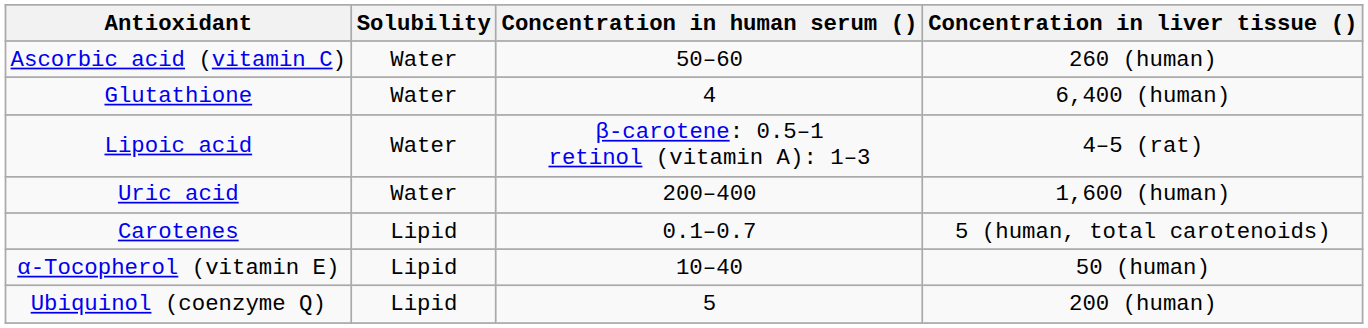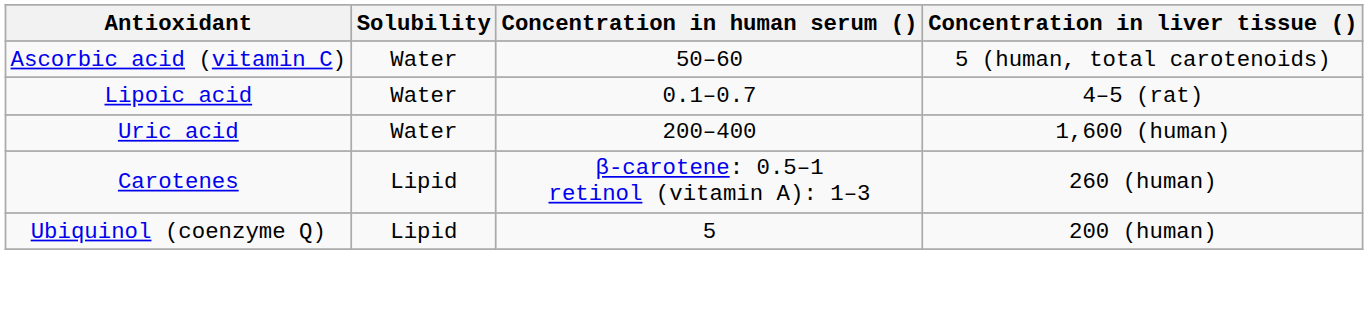(1143, 60) 260 (human) -> (1143, 60) 5 (human, total carotenoids)
- row: (178, 96)
(710, 145) β-carotene: 0.5–1 retinol (vitamin A): 1–3 -> (710, 96) 0.1–0.7
(710, 231) 0.1–0.7 -> (710, 182) β-carotene: 0.5–1 retinol (vitamin A): 1–3
(1143, 231) 5 (human, total carotenoids) -> (1143, 182) 260 (human)
- row: (178, 268)
